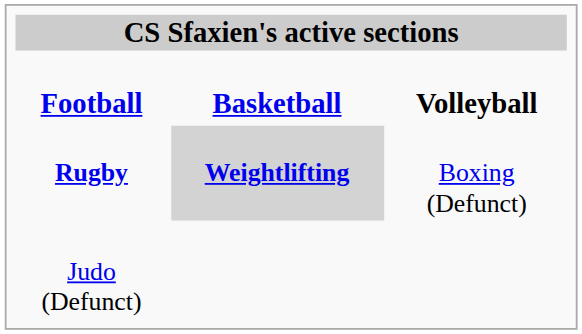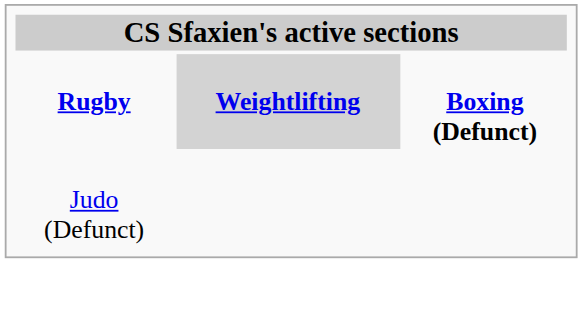- row: (91, 104)
(477, 188) normal -> (485, 116) bold
